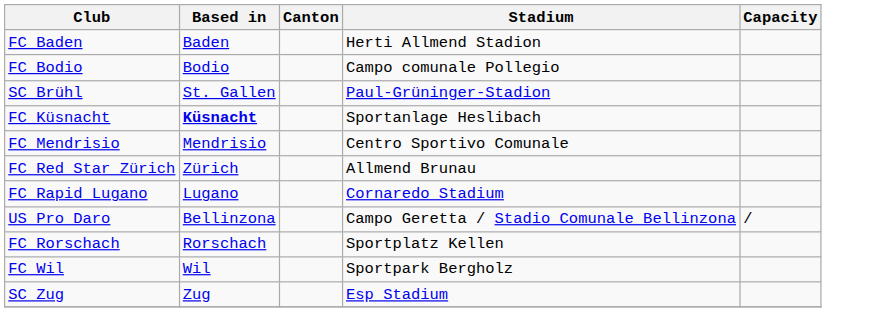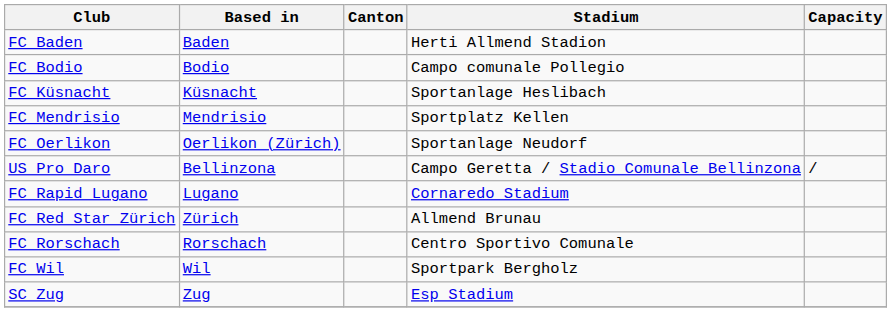- row: (45, 93)
(220, 118) bold -> (220, 93) normal
(457, 143) Centro Sportivo Comunale -> (490, 118) Sportplatz Kellen
+ row: (59, 143)
rows swapped: (59, 219) <-> (92, 168)
(425, 244) Sportplatz Kellen -> (522, 244) Centro Sportivo Comunale
